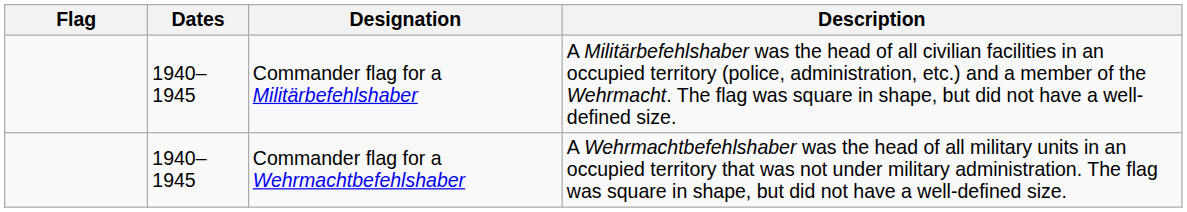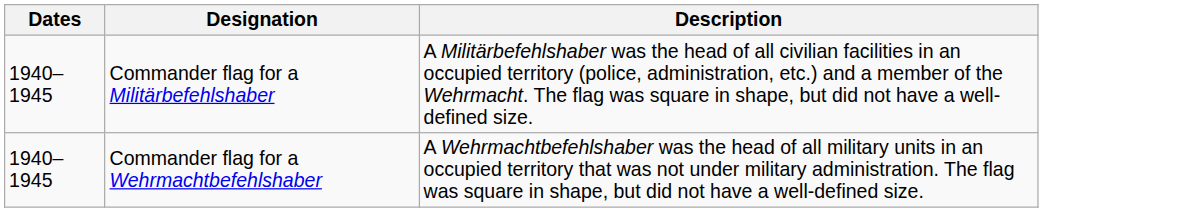- column: (76, 19)
